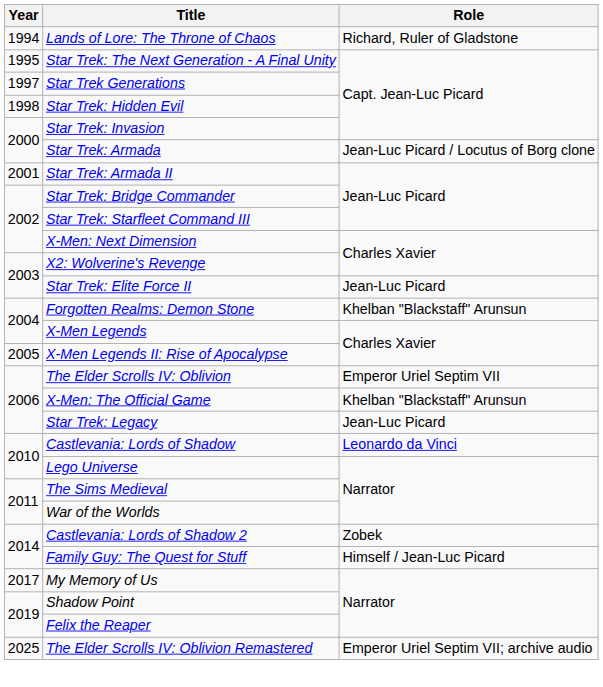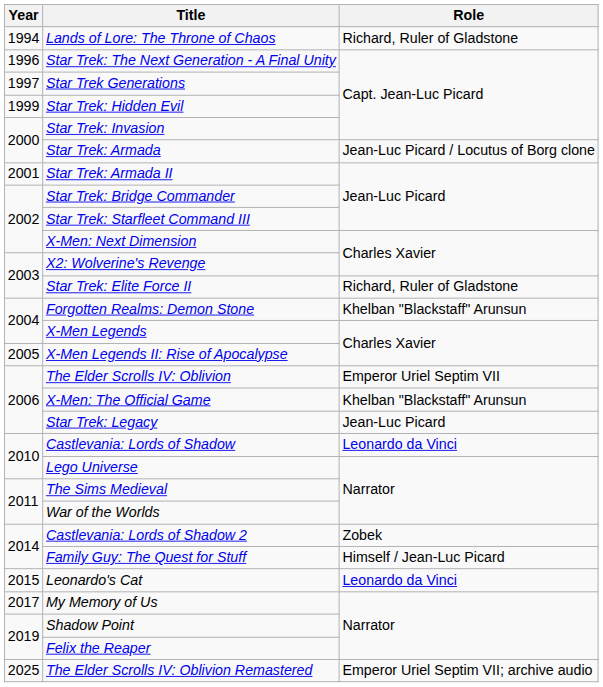(24, 60) 1995 -> (24, 60) 1996
(24, 106) 1998 -> (24, 106) 1999
(394, 286) Jean-Luc Picard -> (430, 286) Richard, Ruler of Gladstone
+ row: (94, 580)
